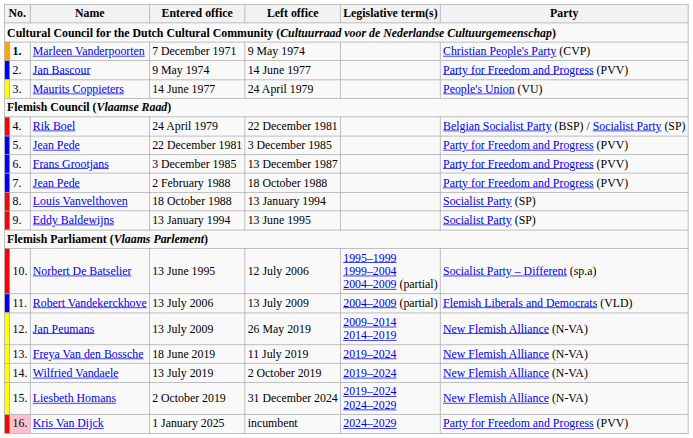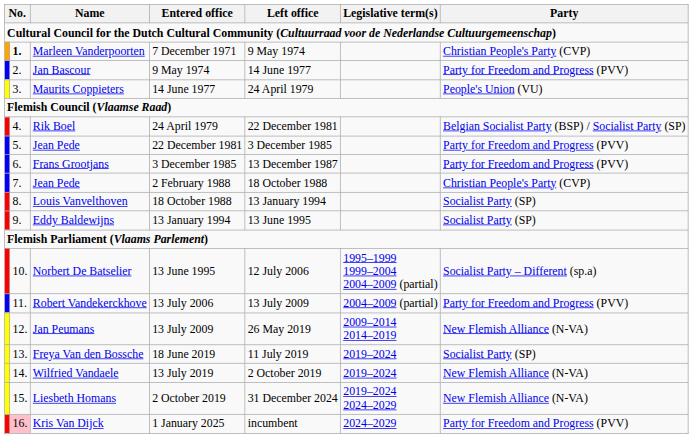(536, 182) Party for Freedom and Progress (PVV) -> (517, 182) Christian People's Party (CVP)
(538, 303) Flemish Liberals and Democrats (VLD) -> (536, 303) Party for Freedom and Progress (PVV)
(515, 354) New Flemish Alliance (N-VA) -> (489, 354) Socialist Party (SP)
